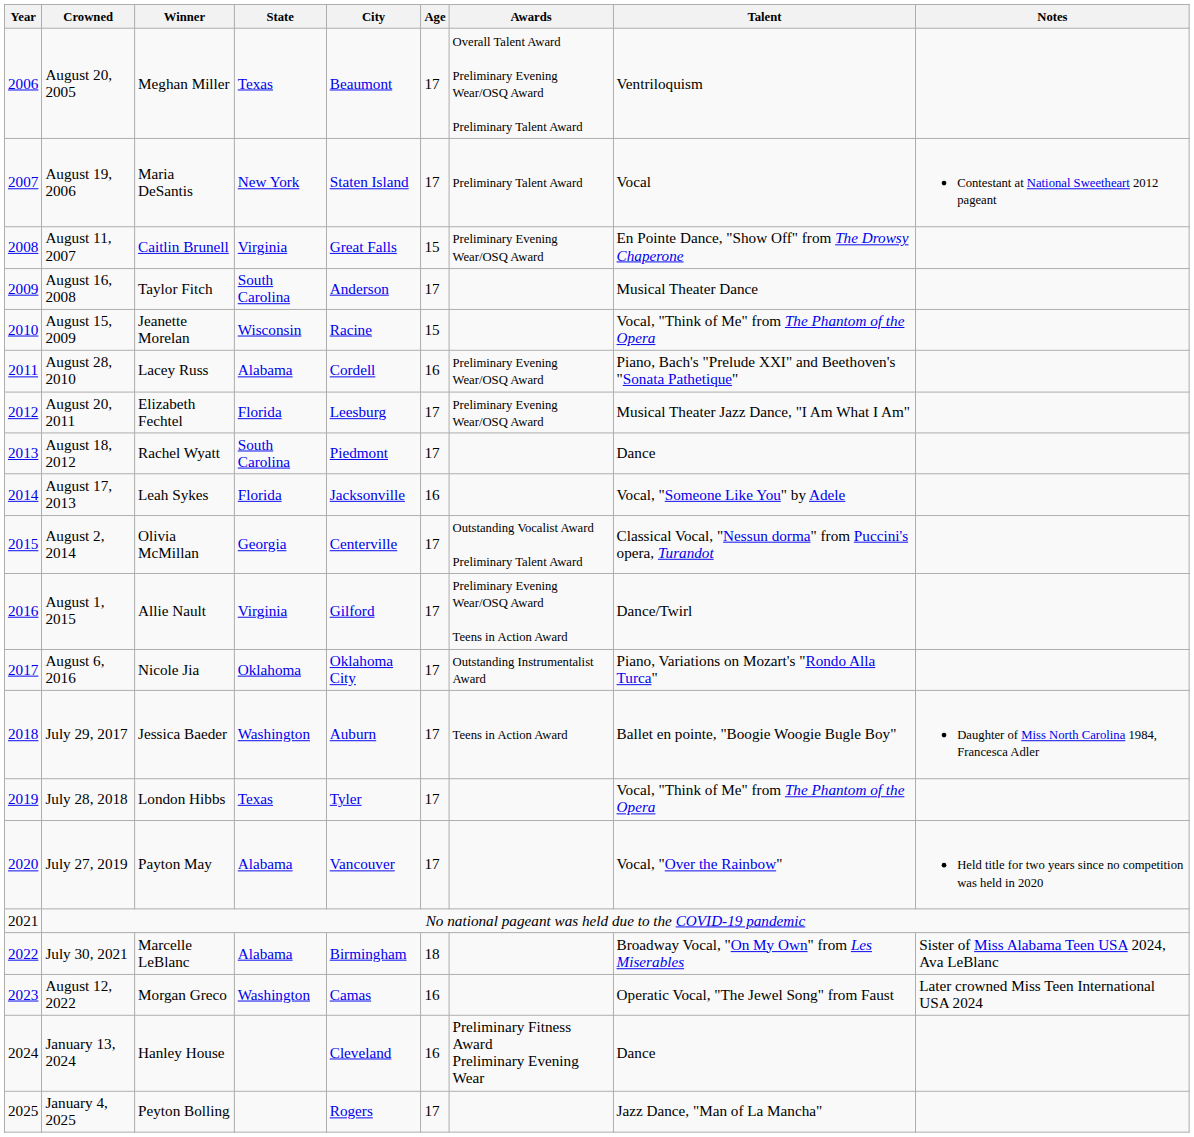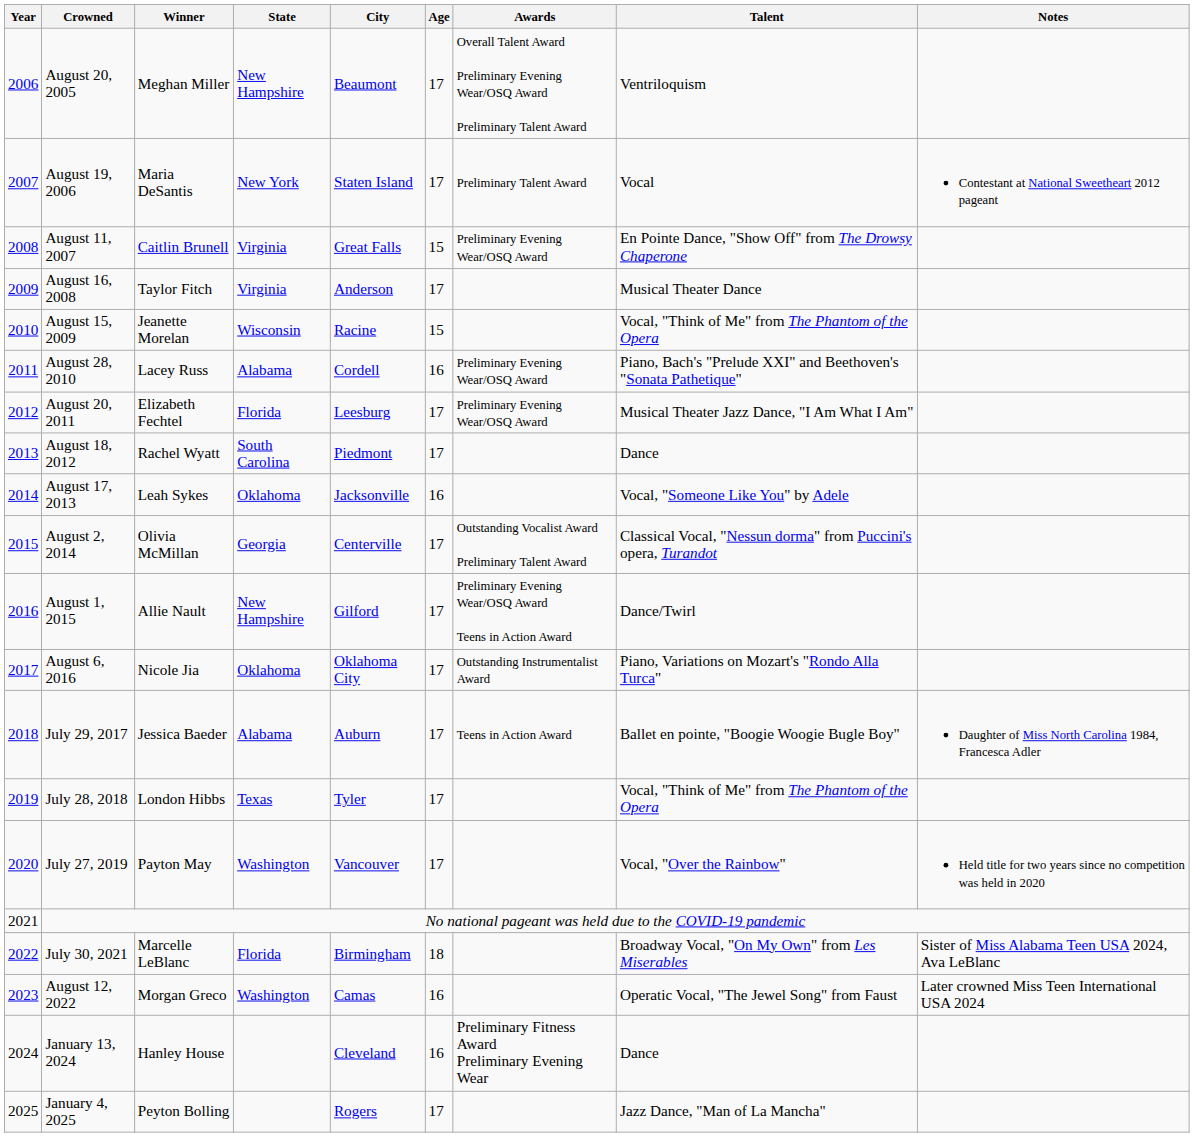(255, 83) Texas -> (270, 83) New Hampshire
(264, 288) South Carolina -> (262, 288) Virginia
(260, 494) Florida -> (269, 494) Oklahoma
(262, 611) Virginia -> (270, 611) New Hampshire
(274, 734) Washington -> (265, 734) Alabama
(265, 864) Alabama -> (273, 864) Washington
(265, 953) Alabama -> (259, 953) Florida
